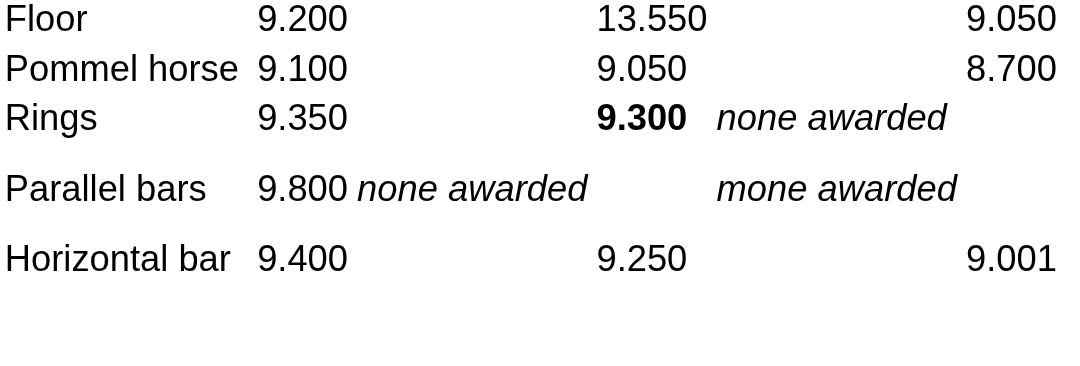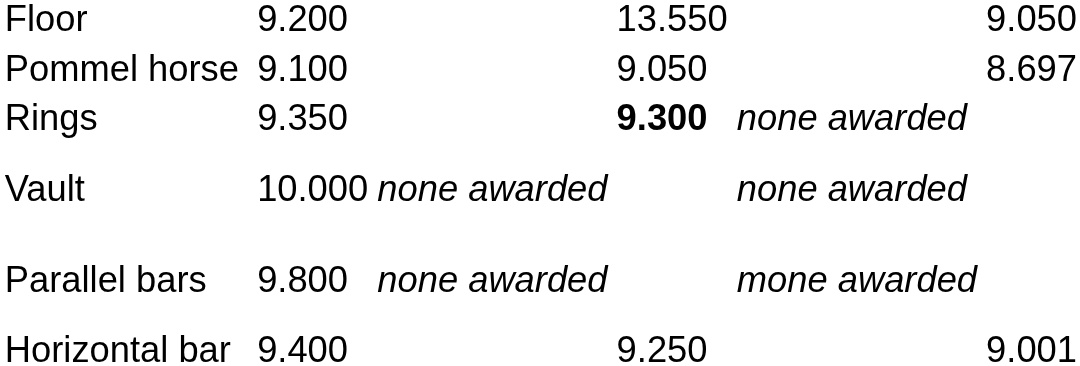(1011, 68) 8.700 -> (1032, 68) 8.697
+ row: (45, 188)
